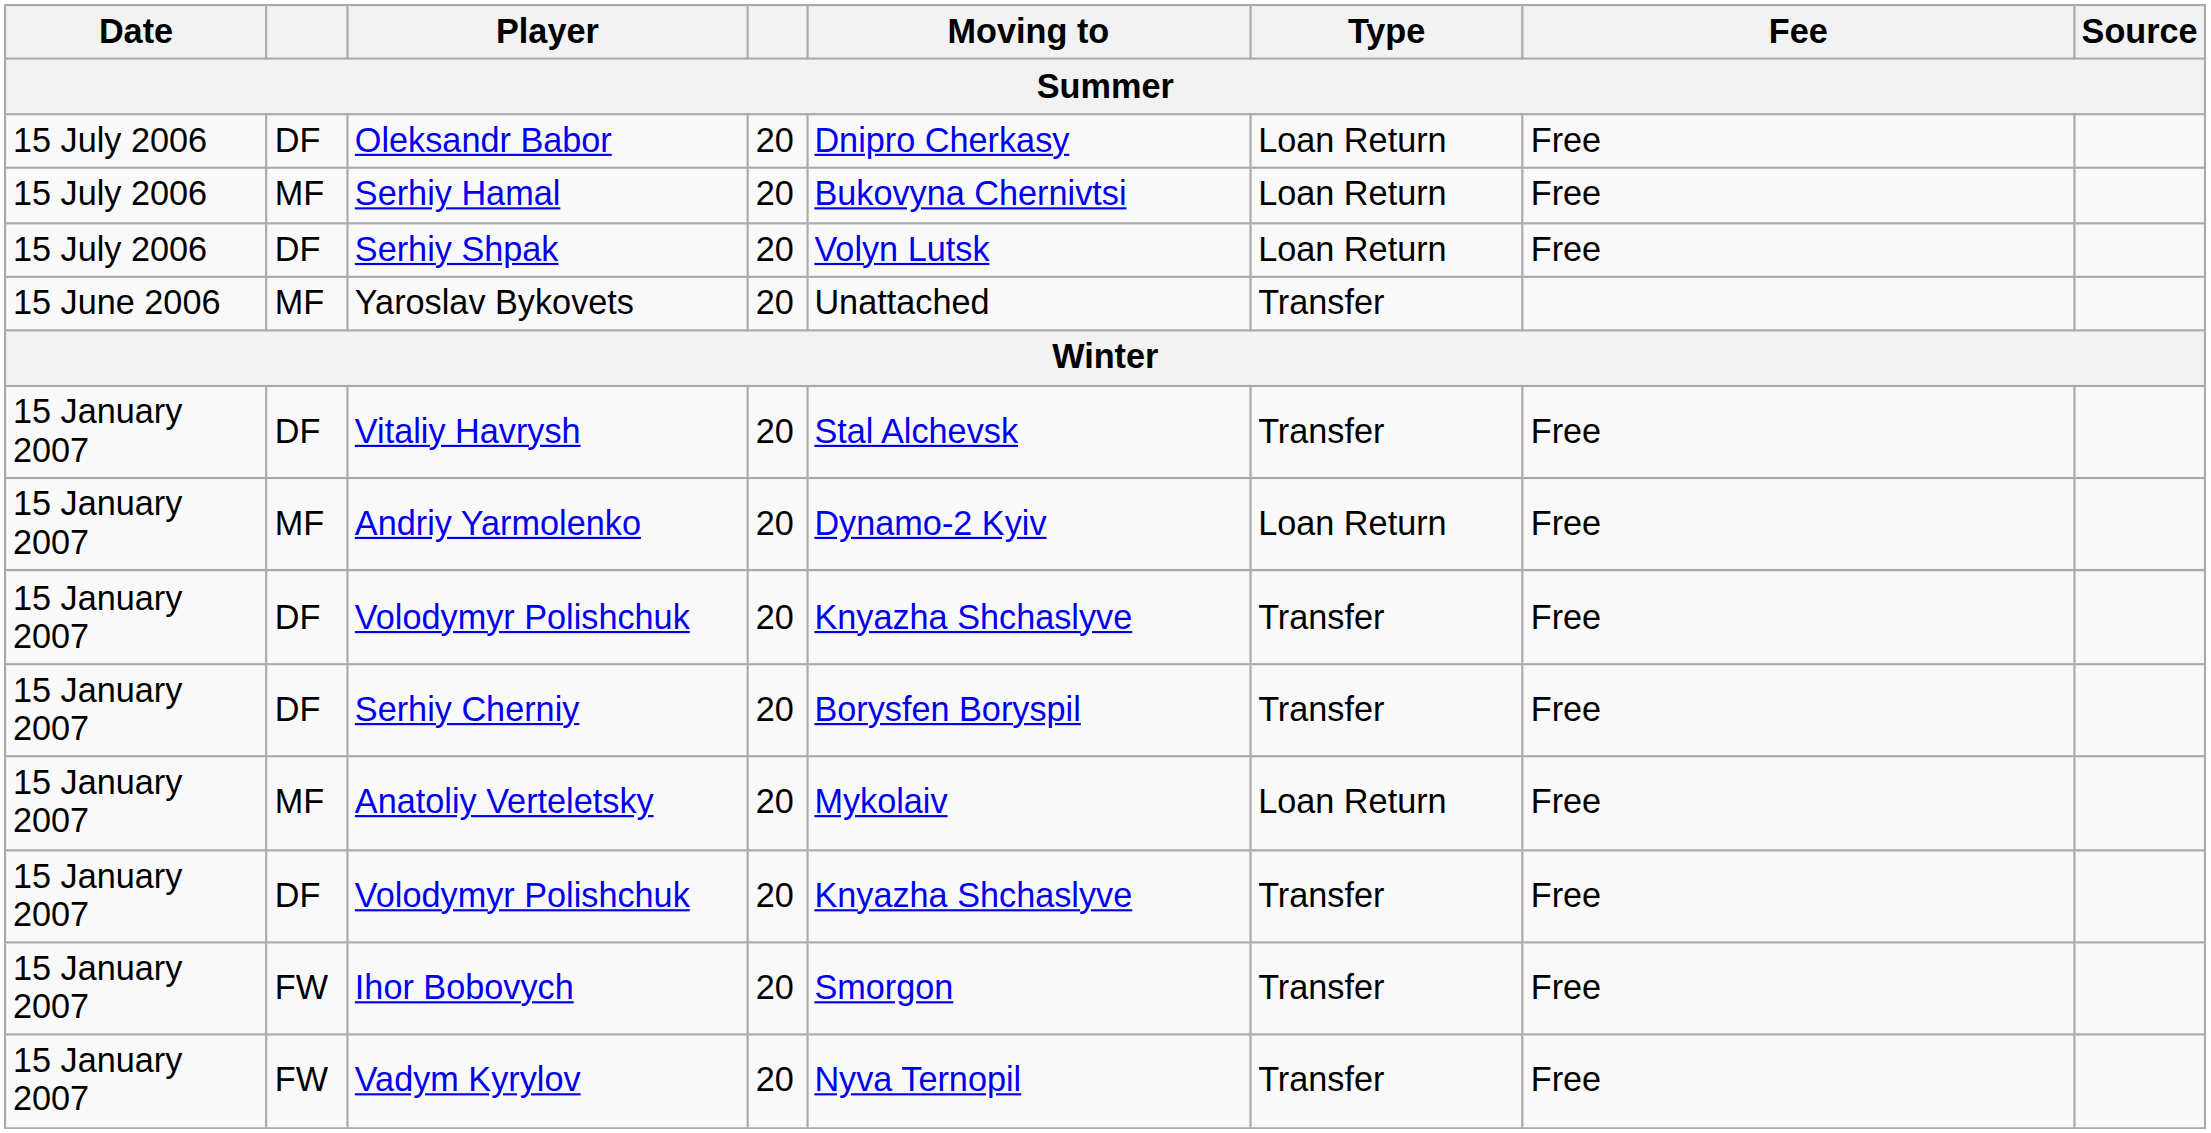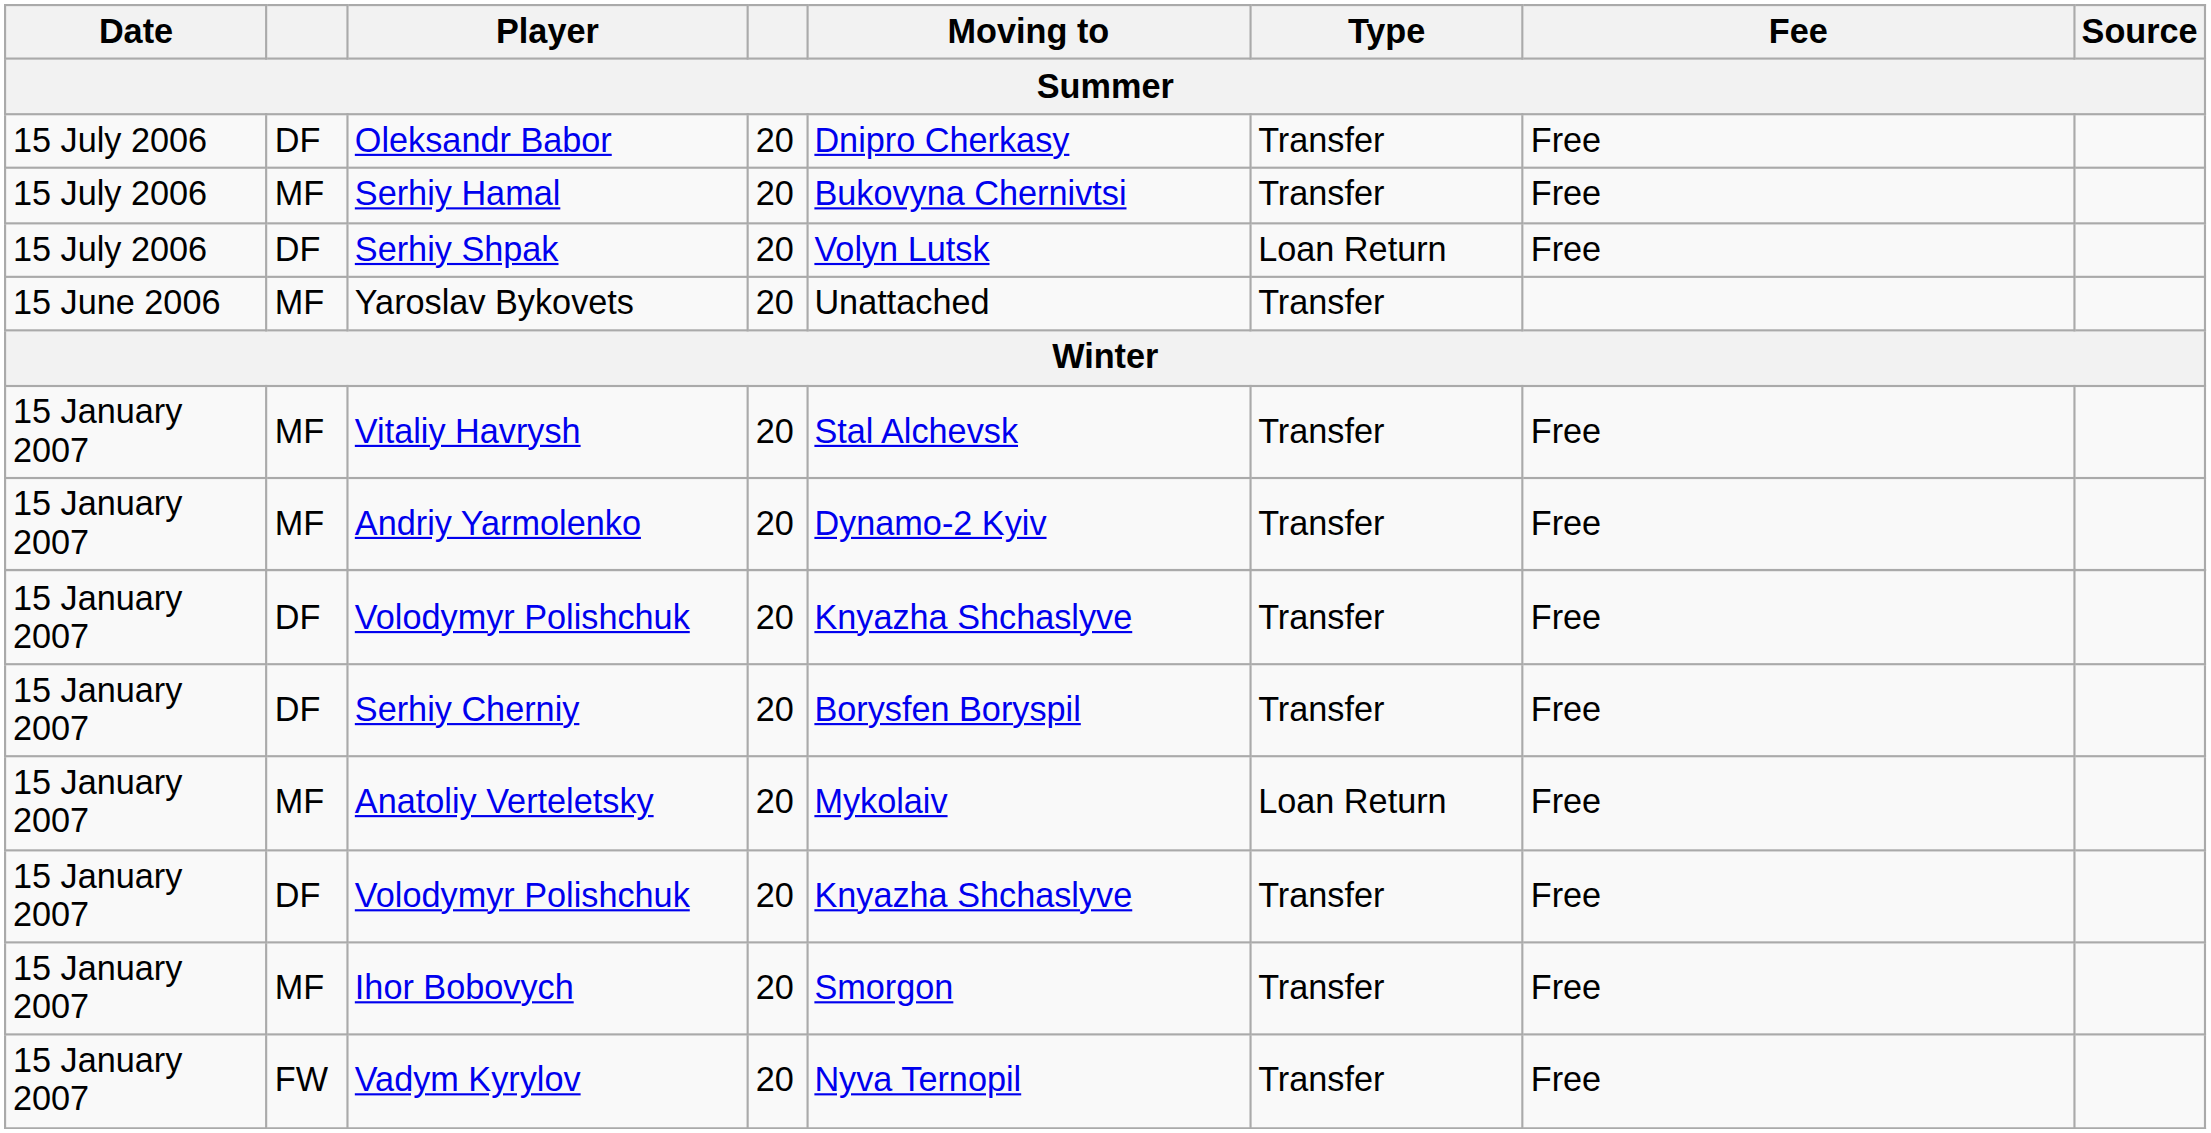(1352, 140) Loan Return -> (1321, 140) Transfer
(1352, 194) Loan Return -> (1321, 194) Transfer
(298, 431) DF -> (300, 431) MF
(1352, 523) Loan Return -> (1321, 523) Transfer
(301, 987) FW -> (300, 987) MF
